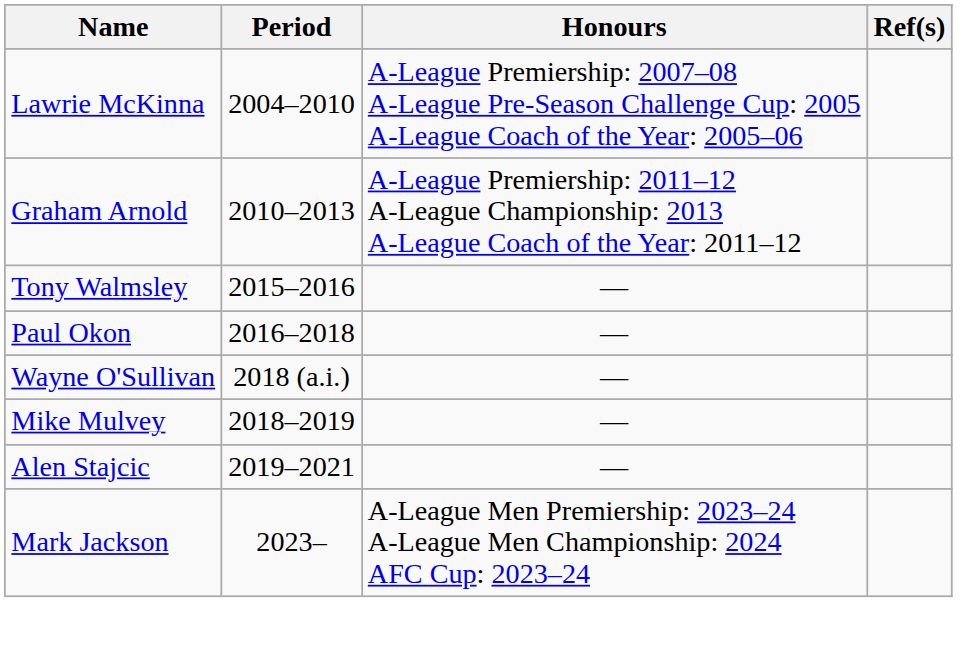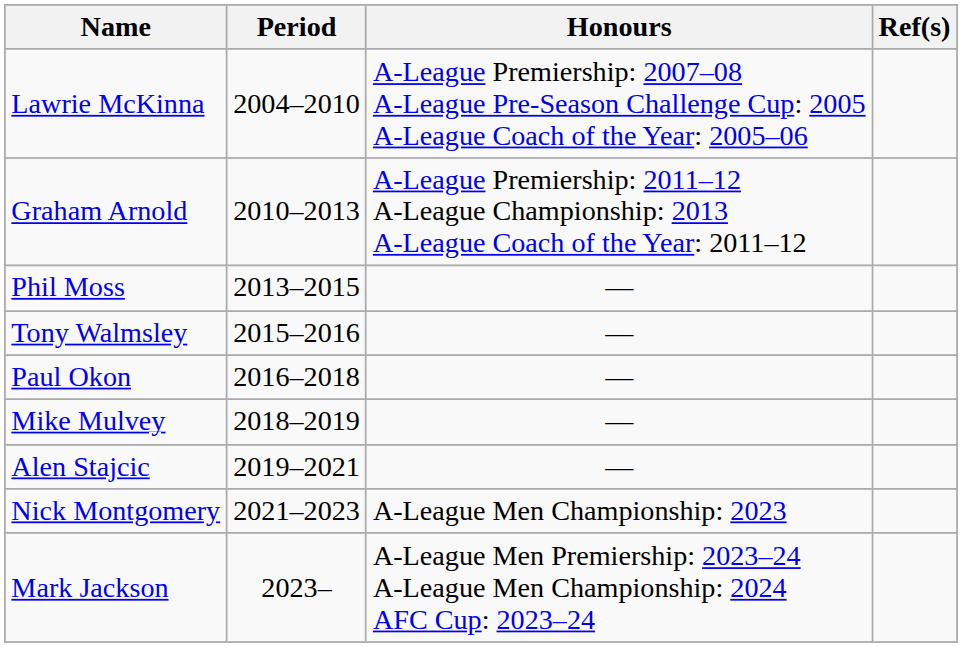+ row: (68, 287)
- row: (113, 376)
+ row: (116, 510)
